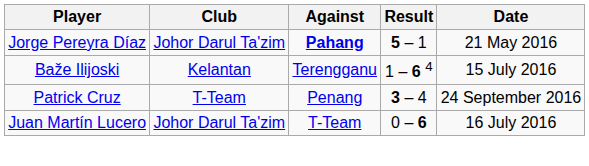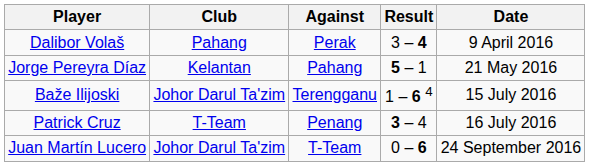+ row: (77, 42)
(219, 42) Johor Darul Ta'zim -> (219, 67) Kelantan
(335, 42) bold -> (335, 67) normal
(219, 70) Kelantan -> (219, 95) Johor Darul Ta'zim
(511, 97) 24 September 2016 -> (511, 123) 16 July 2016
(511, 123) 16 July 2016 -> (511, 148) 24 September 2016
